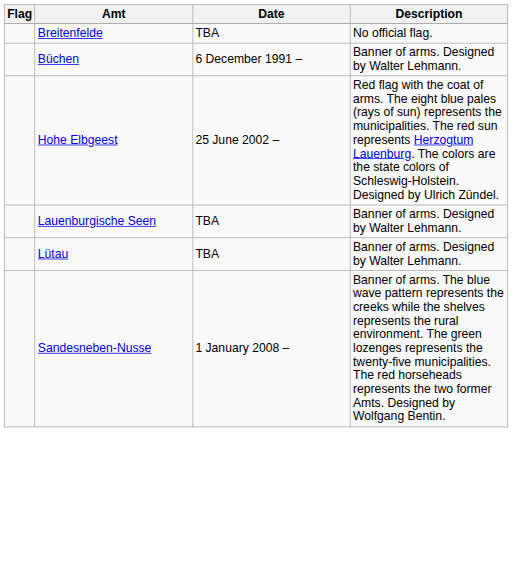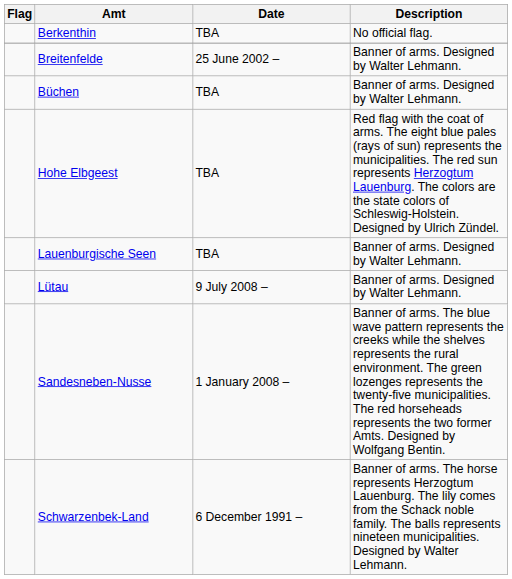+ row: (67, 33)
(207, 33) TBA -> (237, 59) 25 June 2002 –
(393, 33) No official flag. -> (424, 59) Banner of arms. Designed by Walter Lehmann.
(249, 59) 6 December 1991 – -> (207, 92) TBA
(237, 140) 25 June 2002 – -> (207, 173) TBA
(207, 254) TBA -> (232, 287) 9 July 2008 –
+ row: (93, 517)
